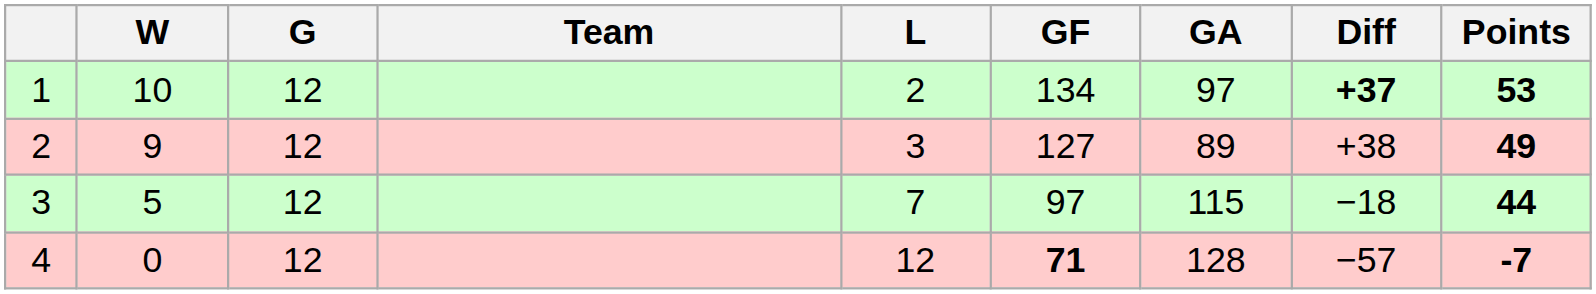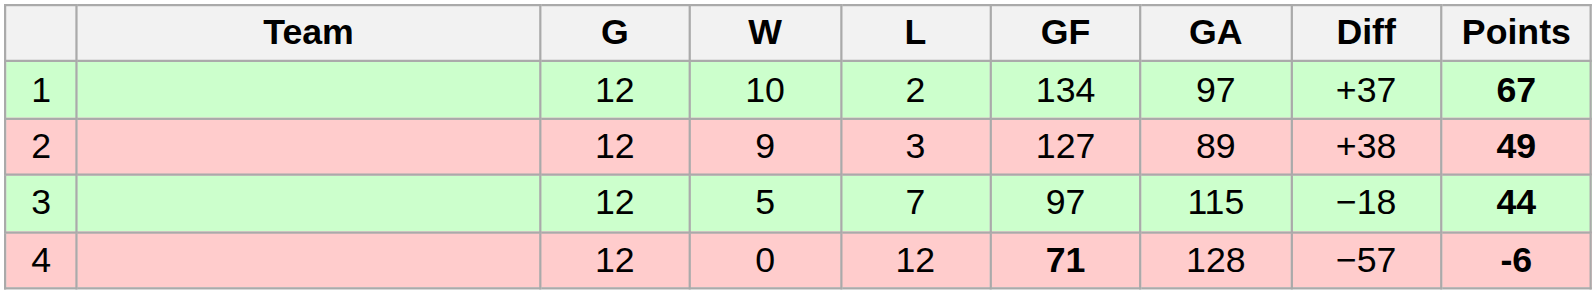columns swapped: (609, 32) <-> (152, 32)
(1366, 89) bold -> (1366, 89) normal
(1516, 89) 53 -> (1516, 89) 67
(1516, 259) -7 -> (1516, 259) -6
